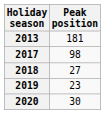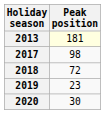(75, 39) no background -> (75, 39) lightyellow background
(75, 70) 27 -> (75, 70) 72
